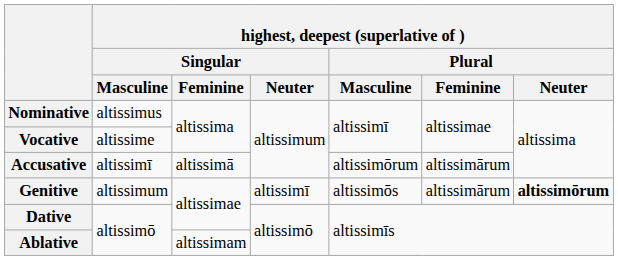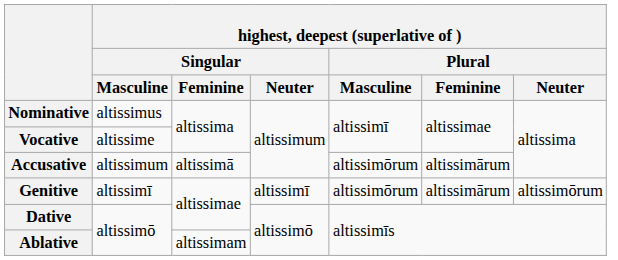(124, 165) altissimī -> (132, 165) altissimum
(132, 191) altissimum -> (124, 191) altissimī
(366, 191) altissimōs -> (376, 191) altissimōrum
(563, 191) bold -> (560, 191) normal
